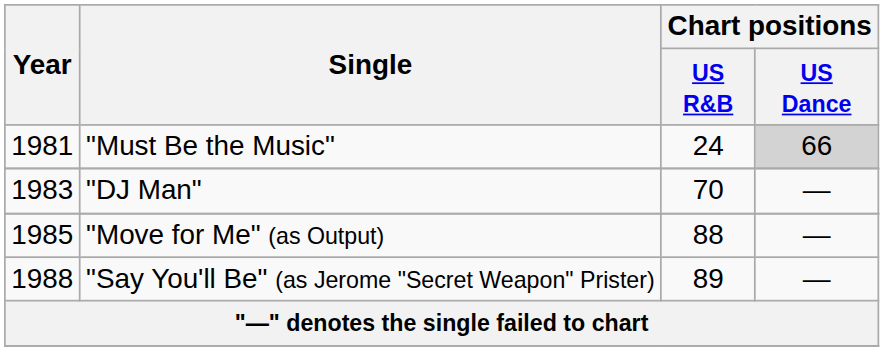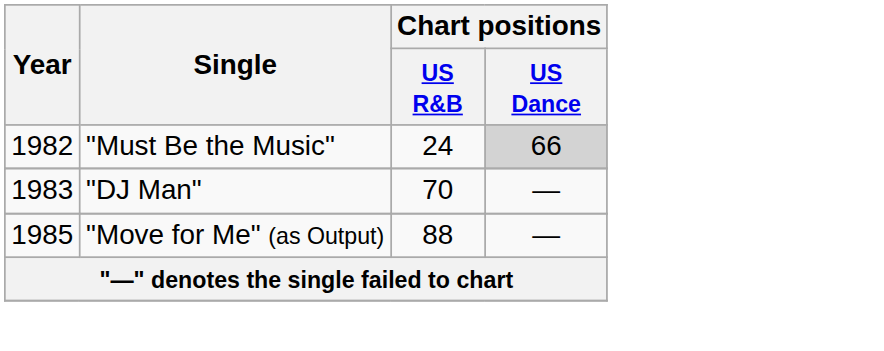(42, 146) 1981 -> (42, 146) 1982
- row: (370, 278)
